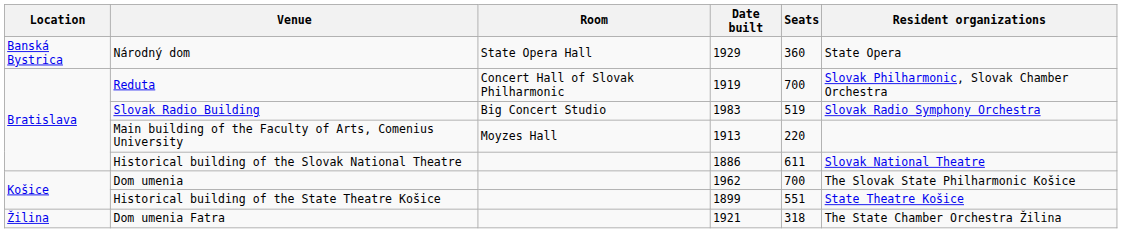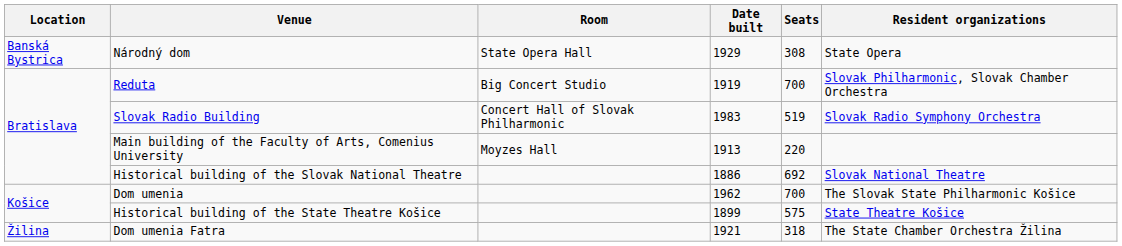(795, 53) 360 -> (795, 53) 308
(557, 85) Concert Hall of Slovak Philharmonic -> (543, 85) Big Concert Studio
(543, 110) Big Concert Studio -> (557, 117) Concert Hall of Slovak Philharmonic
(795, 162) 611 -> (795, 175) 692
(795, 199) 551 -> (795, 213) 575
